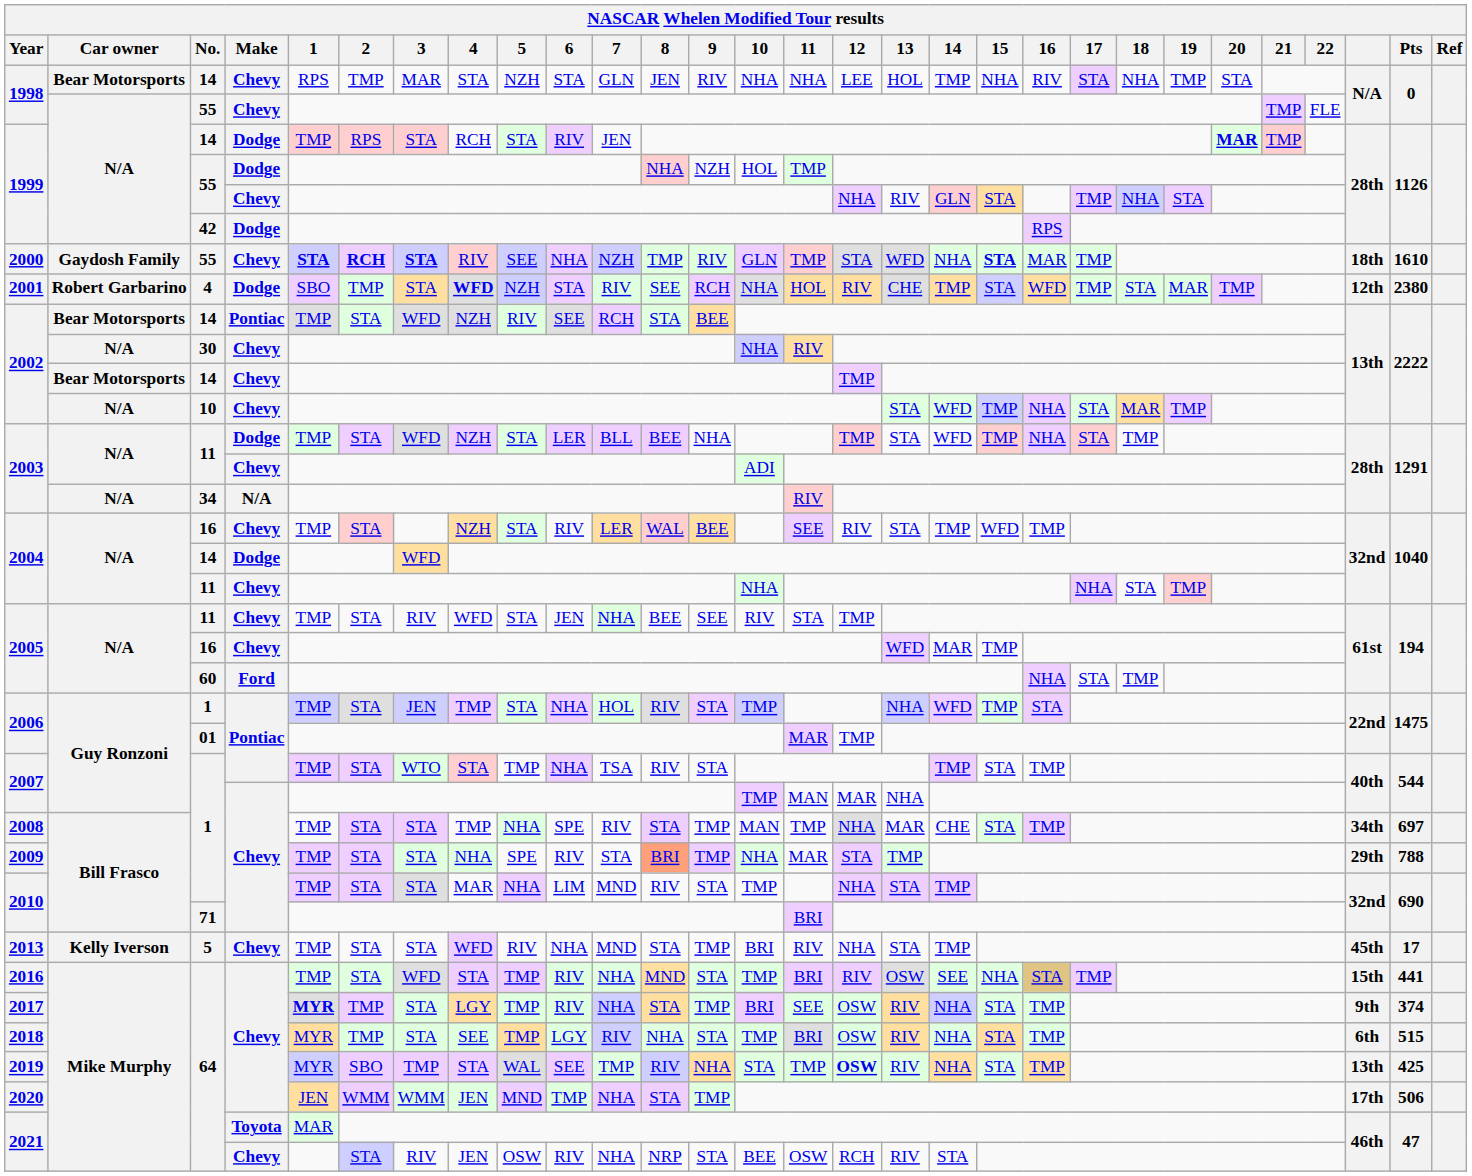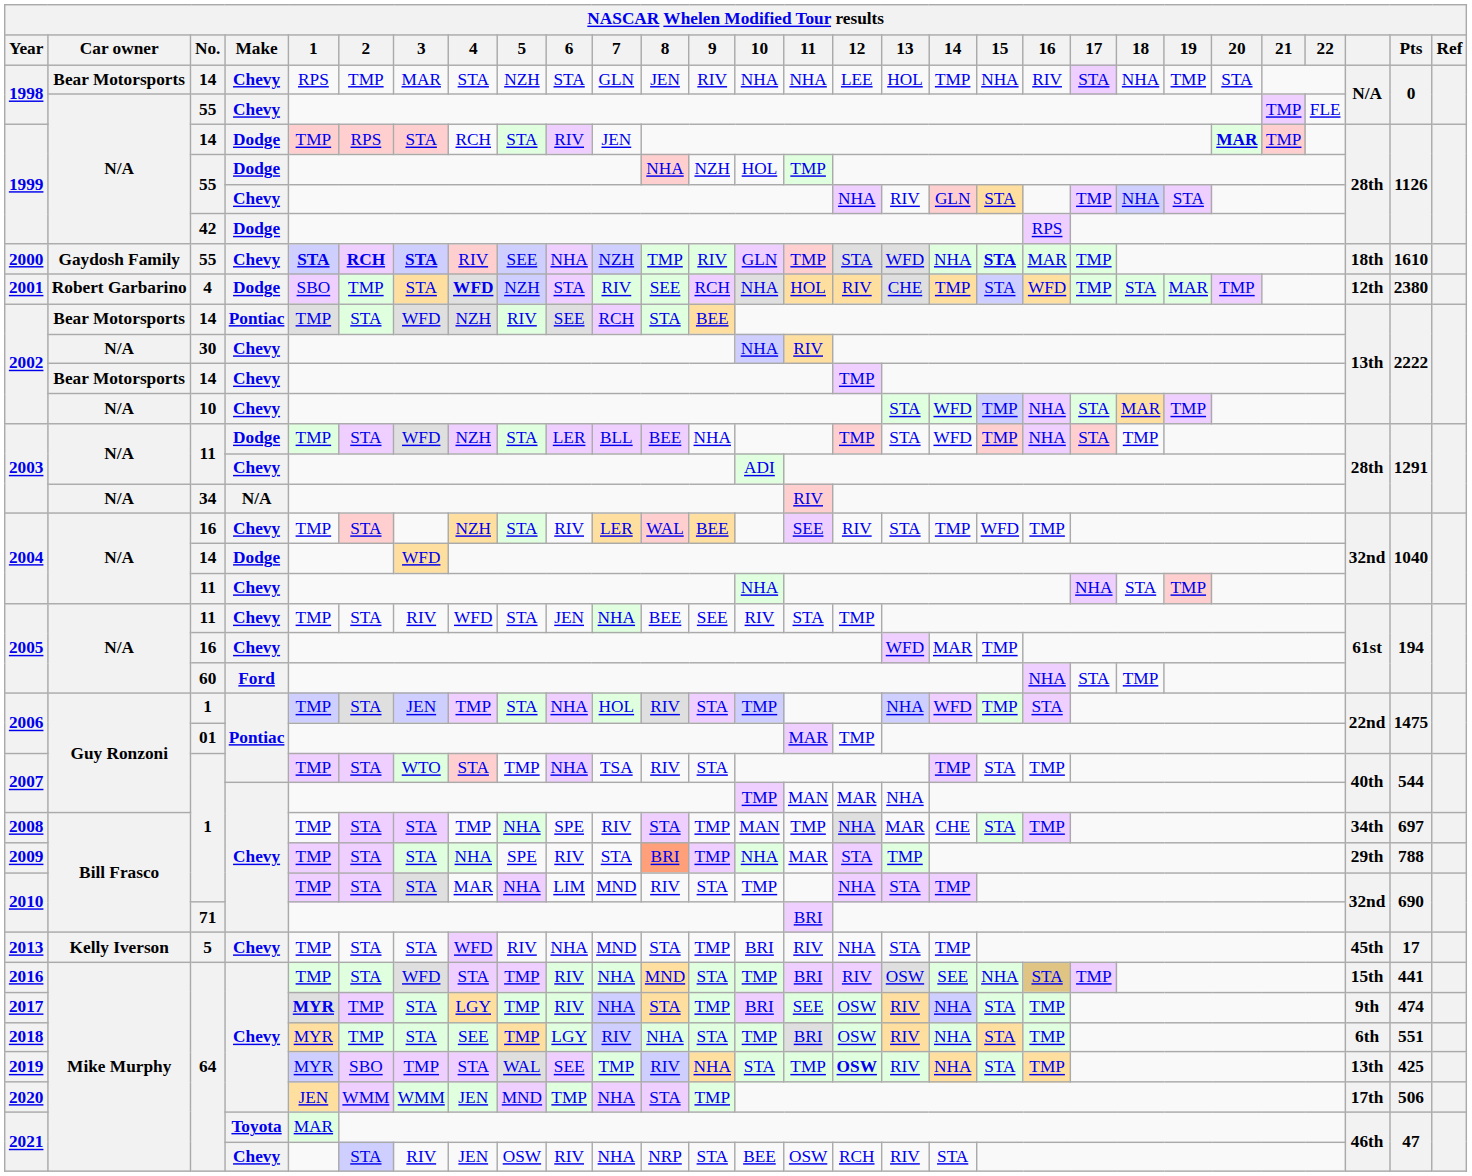(1411, 1006) 374 -> (1411, 1006) 474
(1411, 1036) 515 -> (1411, 1036) 551
